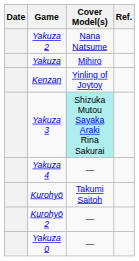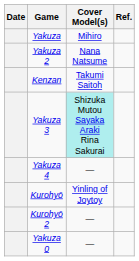rows swapped: (47, 60) <-> (47, 41)
(90, 80) Yinling of Joytoy -> (90, 80) Takumi Saitoh
(90, 194) Takumi Saitoh -> (90, 194) Yinling of Joytoy
